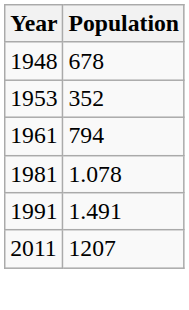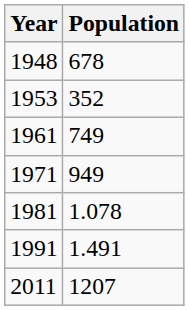(86, 135) 794 -> (86, 135) 749
+ row: (34, 173)
